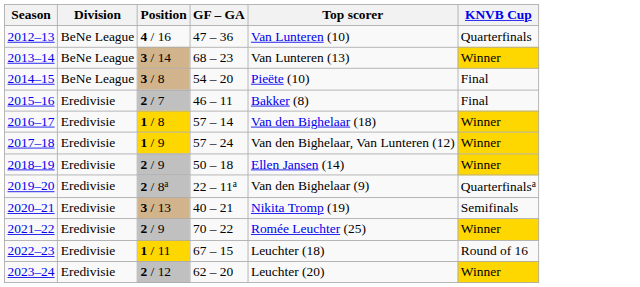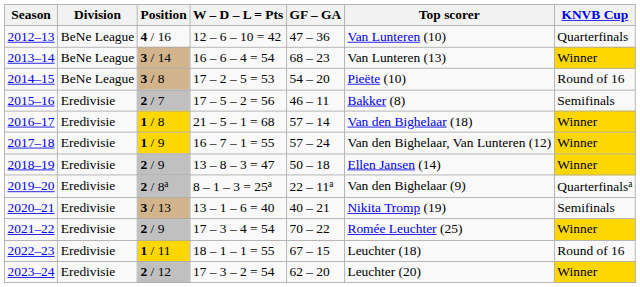+ column: (238, 15)
(475, 79) Final -> (591, 79) Round of 16
(475, 100) Final -> (586, 100) Semifinals
